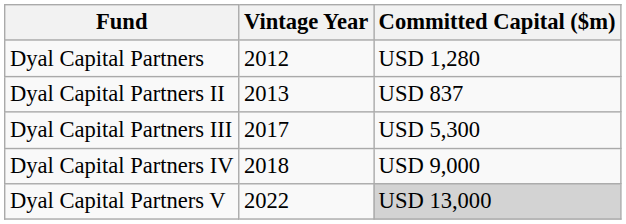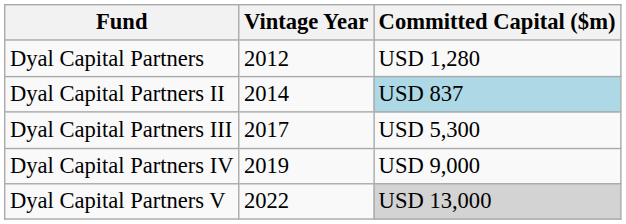(267, 93) 2013 -> (267, 93) 2014
(421, 93) no background -> (421, 93) lightblue background
(267, 165) 2018 -> (267, 165) 2019
